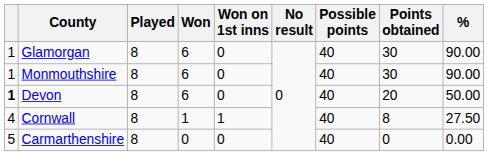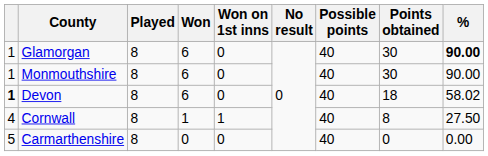(463, 52) normal -> (463, 52) bold
(390, 96) 20 -> (390, 96) 18
(463, 96) 50.00 -> (463, 96) 58.02
